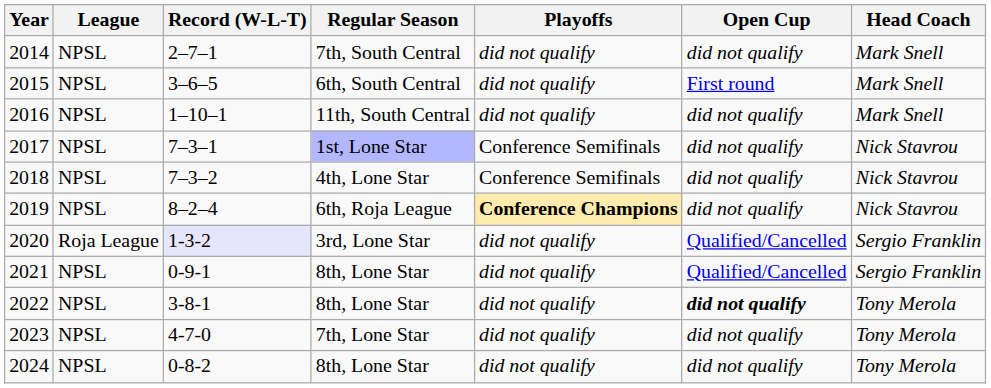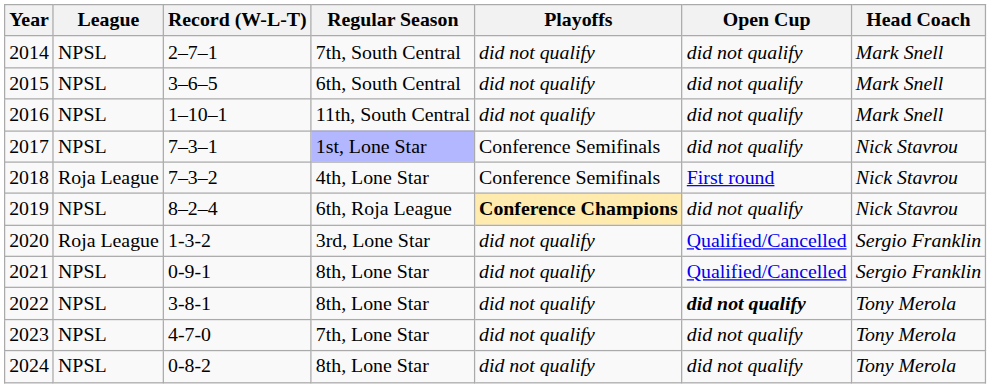(731, 83) First round -> (745, 83) did not qualify
(82, 177) NPSL -> (108, 177) Roja League
(745, 177) did not qualify -> (731, 177) First round
(189, 240) lavender background -> (189, 240) no background
